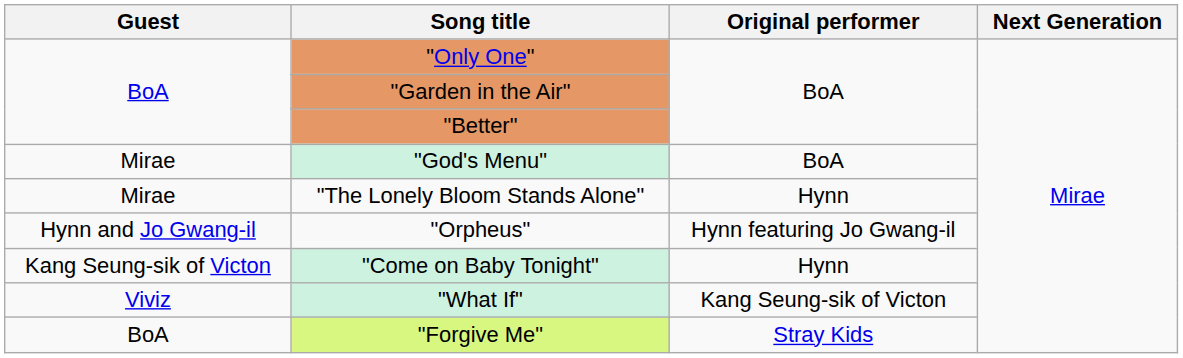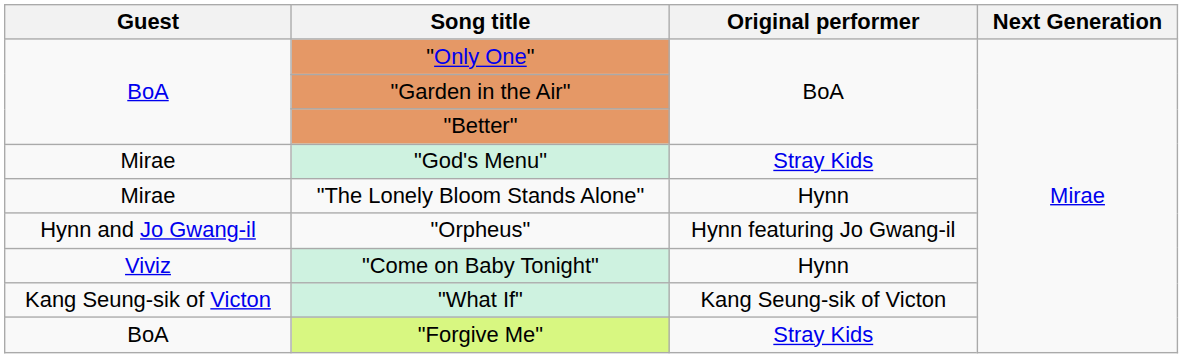(823, 160) BoA -> (823, 160) Stray Kids
(148, 265) Kang Seung-sik of Victon -> (148, 265) Viviz
(148, 299) Viviz -> (148, 299) Kang Seung-sik of Victon
